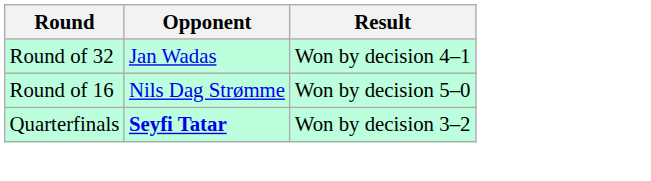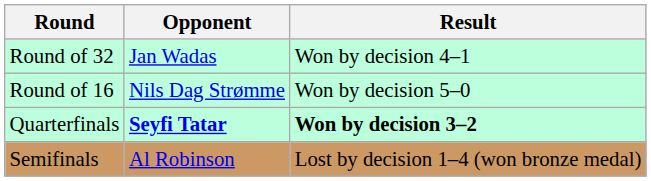(383, 124) normal -> (386, 124) bold
+ row: (54, 159)
